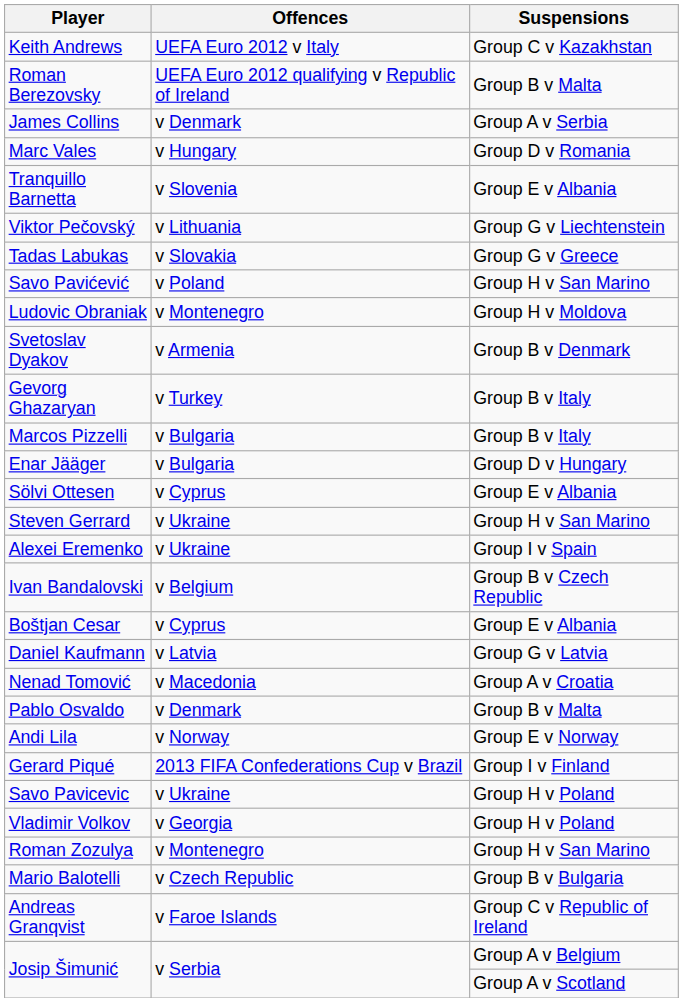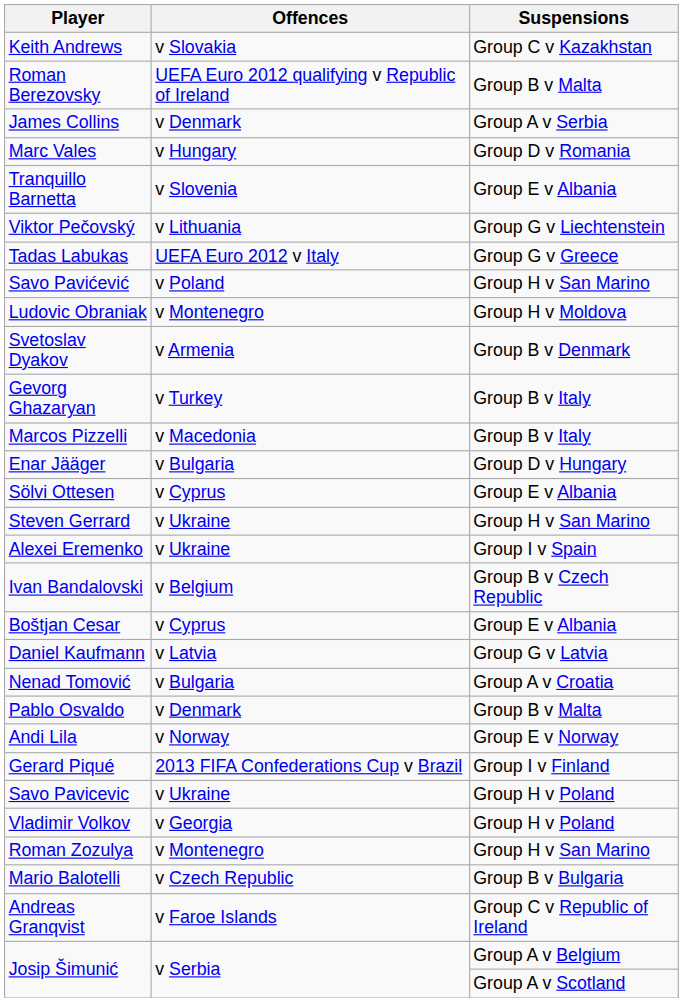(247, 46) UEFA Euro 2012 v Italy -> (196, 46) v Slovakia
(196, 255) v Slovakia -> (247, 255) UEFA Euro 2012 v Italy
(195, 436) v Bulgaria -> (206, 436) v Macedonia
(206, 681) v Macedonia -> (195, 681) v Bulgaria
